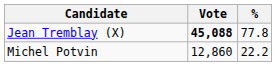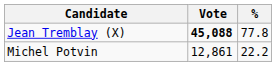(212, 52) 12,860 -> (212, 52) 12,861
